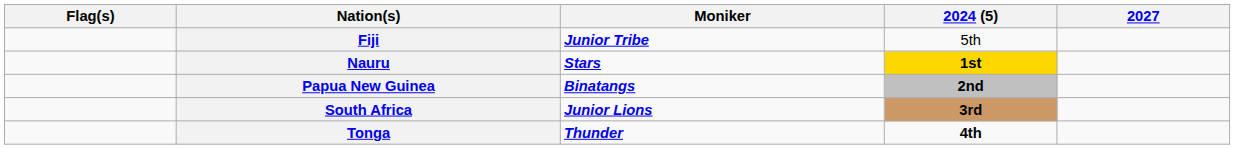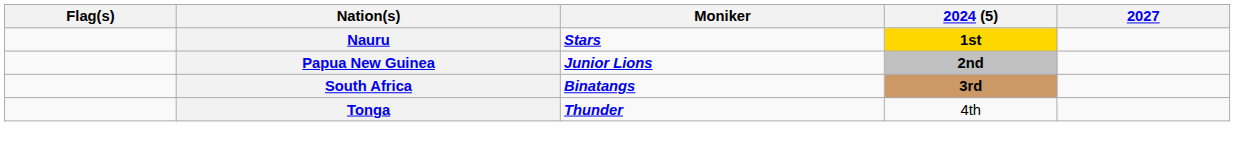- row: (369, 40)
(600, 86) Binatangs -> (608, 63) Junior Lions
(608, 110) Junior Lions -> (600, 86) Binatangs
(971, 133) bold -> (971, 110) normal
